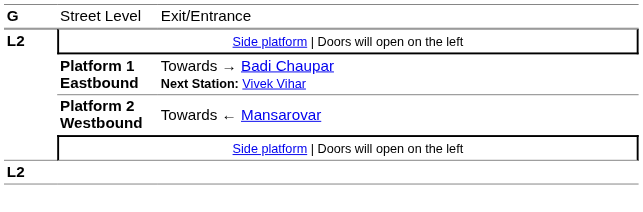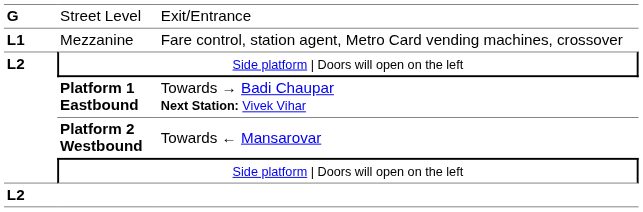+ row: (97, 40)
